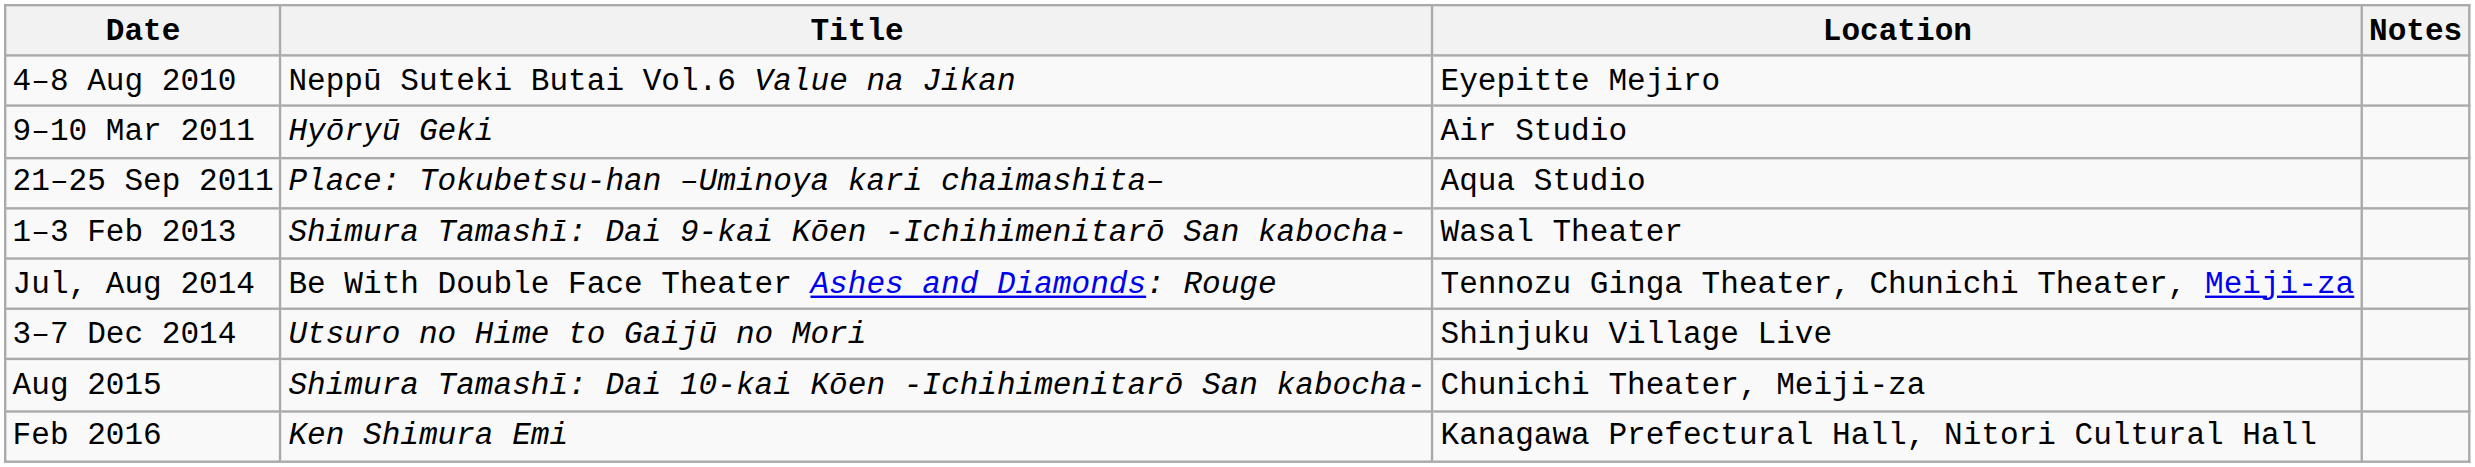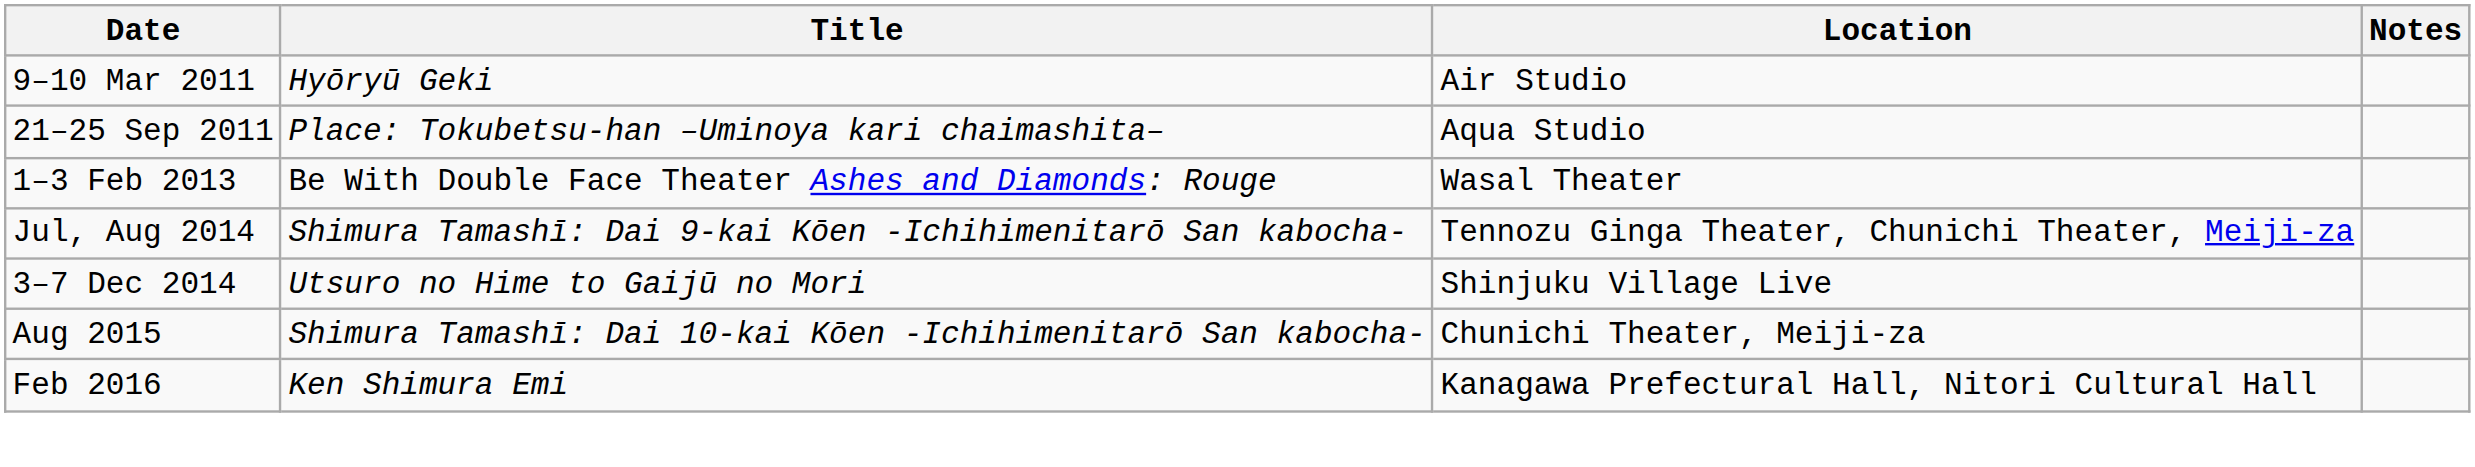- row: (124, 81)
(848, 233) Shimura Tamashī: Dai 9-kai Kōen -Ichihimenitarō San kabocha- -> (783, 182) Be With Double Face Theater Ashes and Diamonds: Rouge
(783, 284) Be With Double Face Theater Ashes and Diamonds: Rouge -> (848, 233) Shimura Tamashī: Dai 9-kai Kōen -Ichihimenitarō San kabocha-
